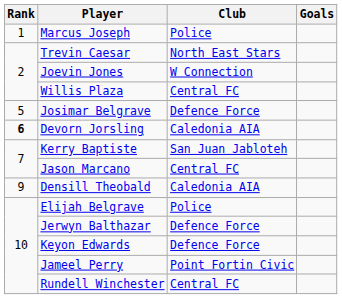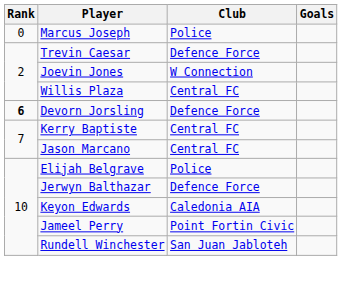(21, 33) 1 -> (21, 33) 0
(225, 52) North East Stars -> (215, 52) Defence Force
- row: (96, 110)
(215, 129) Caledonia AIA -> (215, 110) Defence Force
(229, 149) San Juan Jabloteh -> (205, 129) Central FC
- row: (96, 187)
(215, 245) Defence Force -> (215, 206) Caledonia AIA
(205, 283) Central FC -> (229, 245) San Juan Jabloteh
